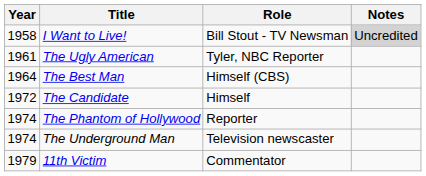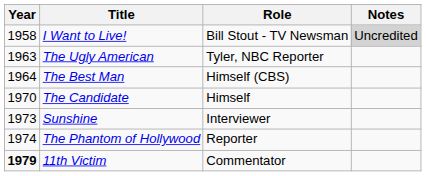(22, 56) 1961 -> (22, 56) 1963
(22, 98) 1972 -> (22, 98) 1970
+ row: (70, 118)
- row: (109, 139)
(22, 160) normal -> (22, 160) bold
